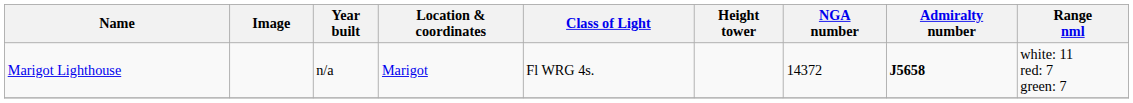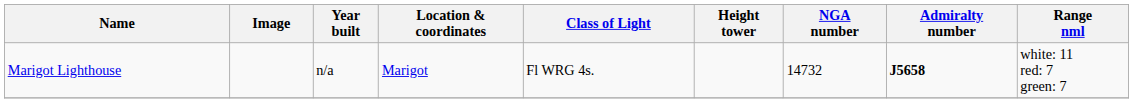(804, 70) 14372 -> (804, 70) 14732
